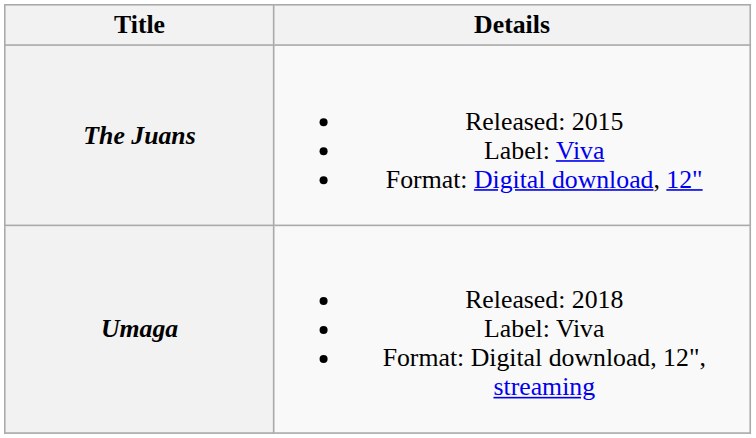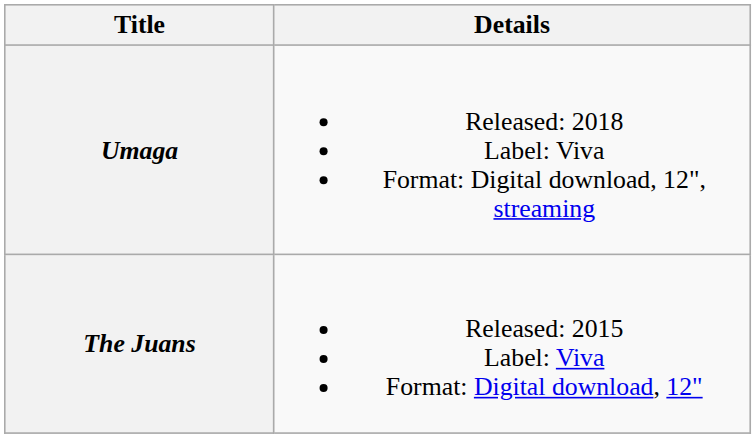rows swapped: (140, 135) <-> (140, 328)
